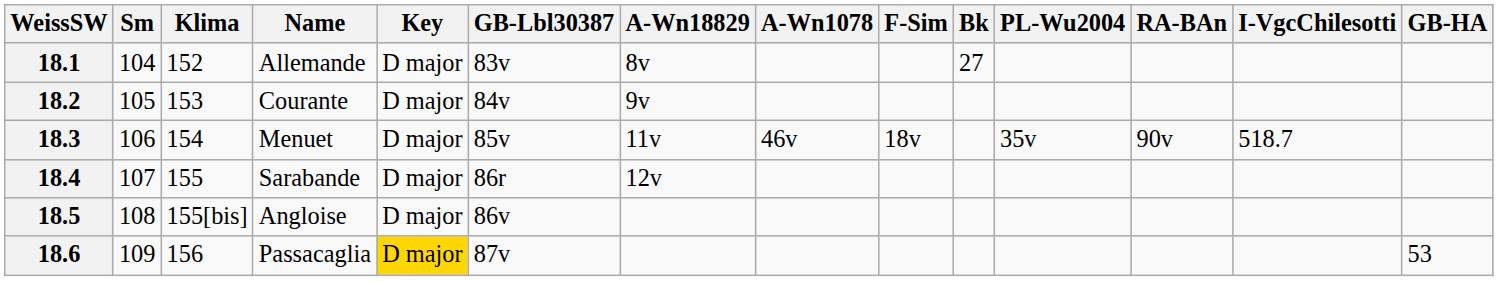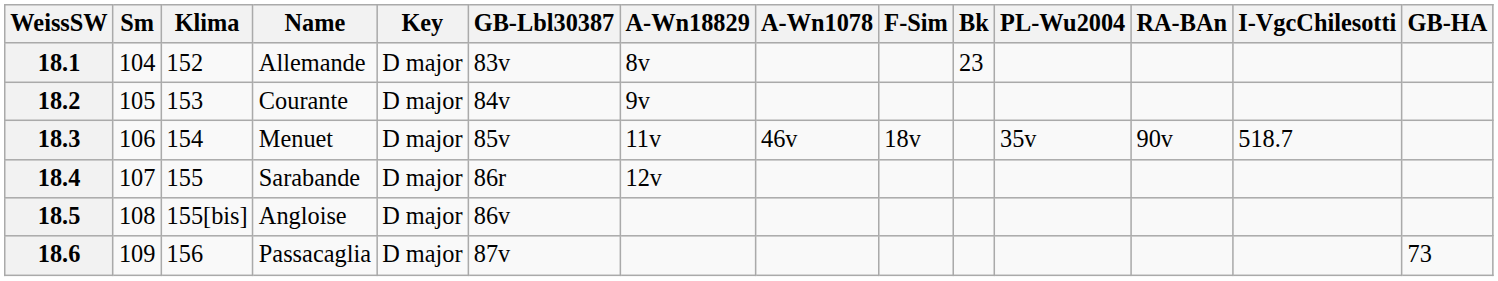(971, 62) 27 -> (971, 62) 23
(422, 255) gold background -> (422, 255) no background
(1420, 255) 53 -> (1420, 255) 73
